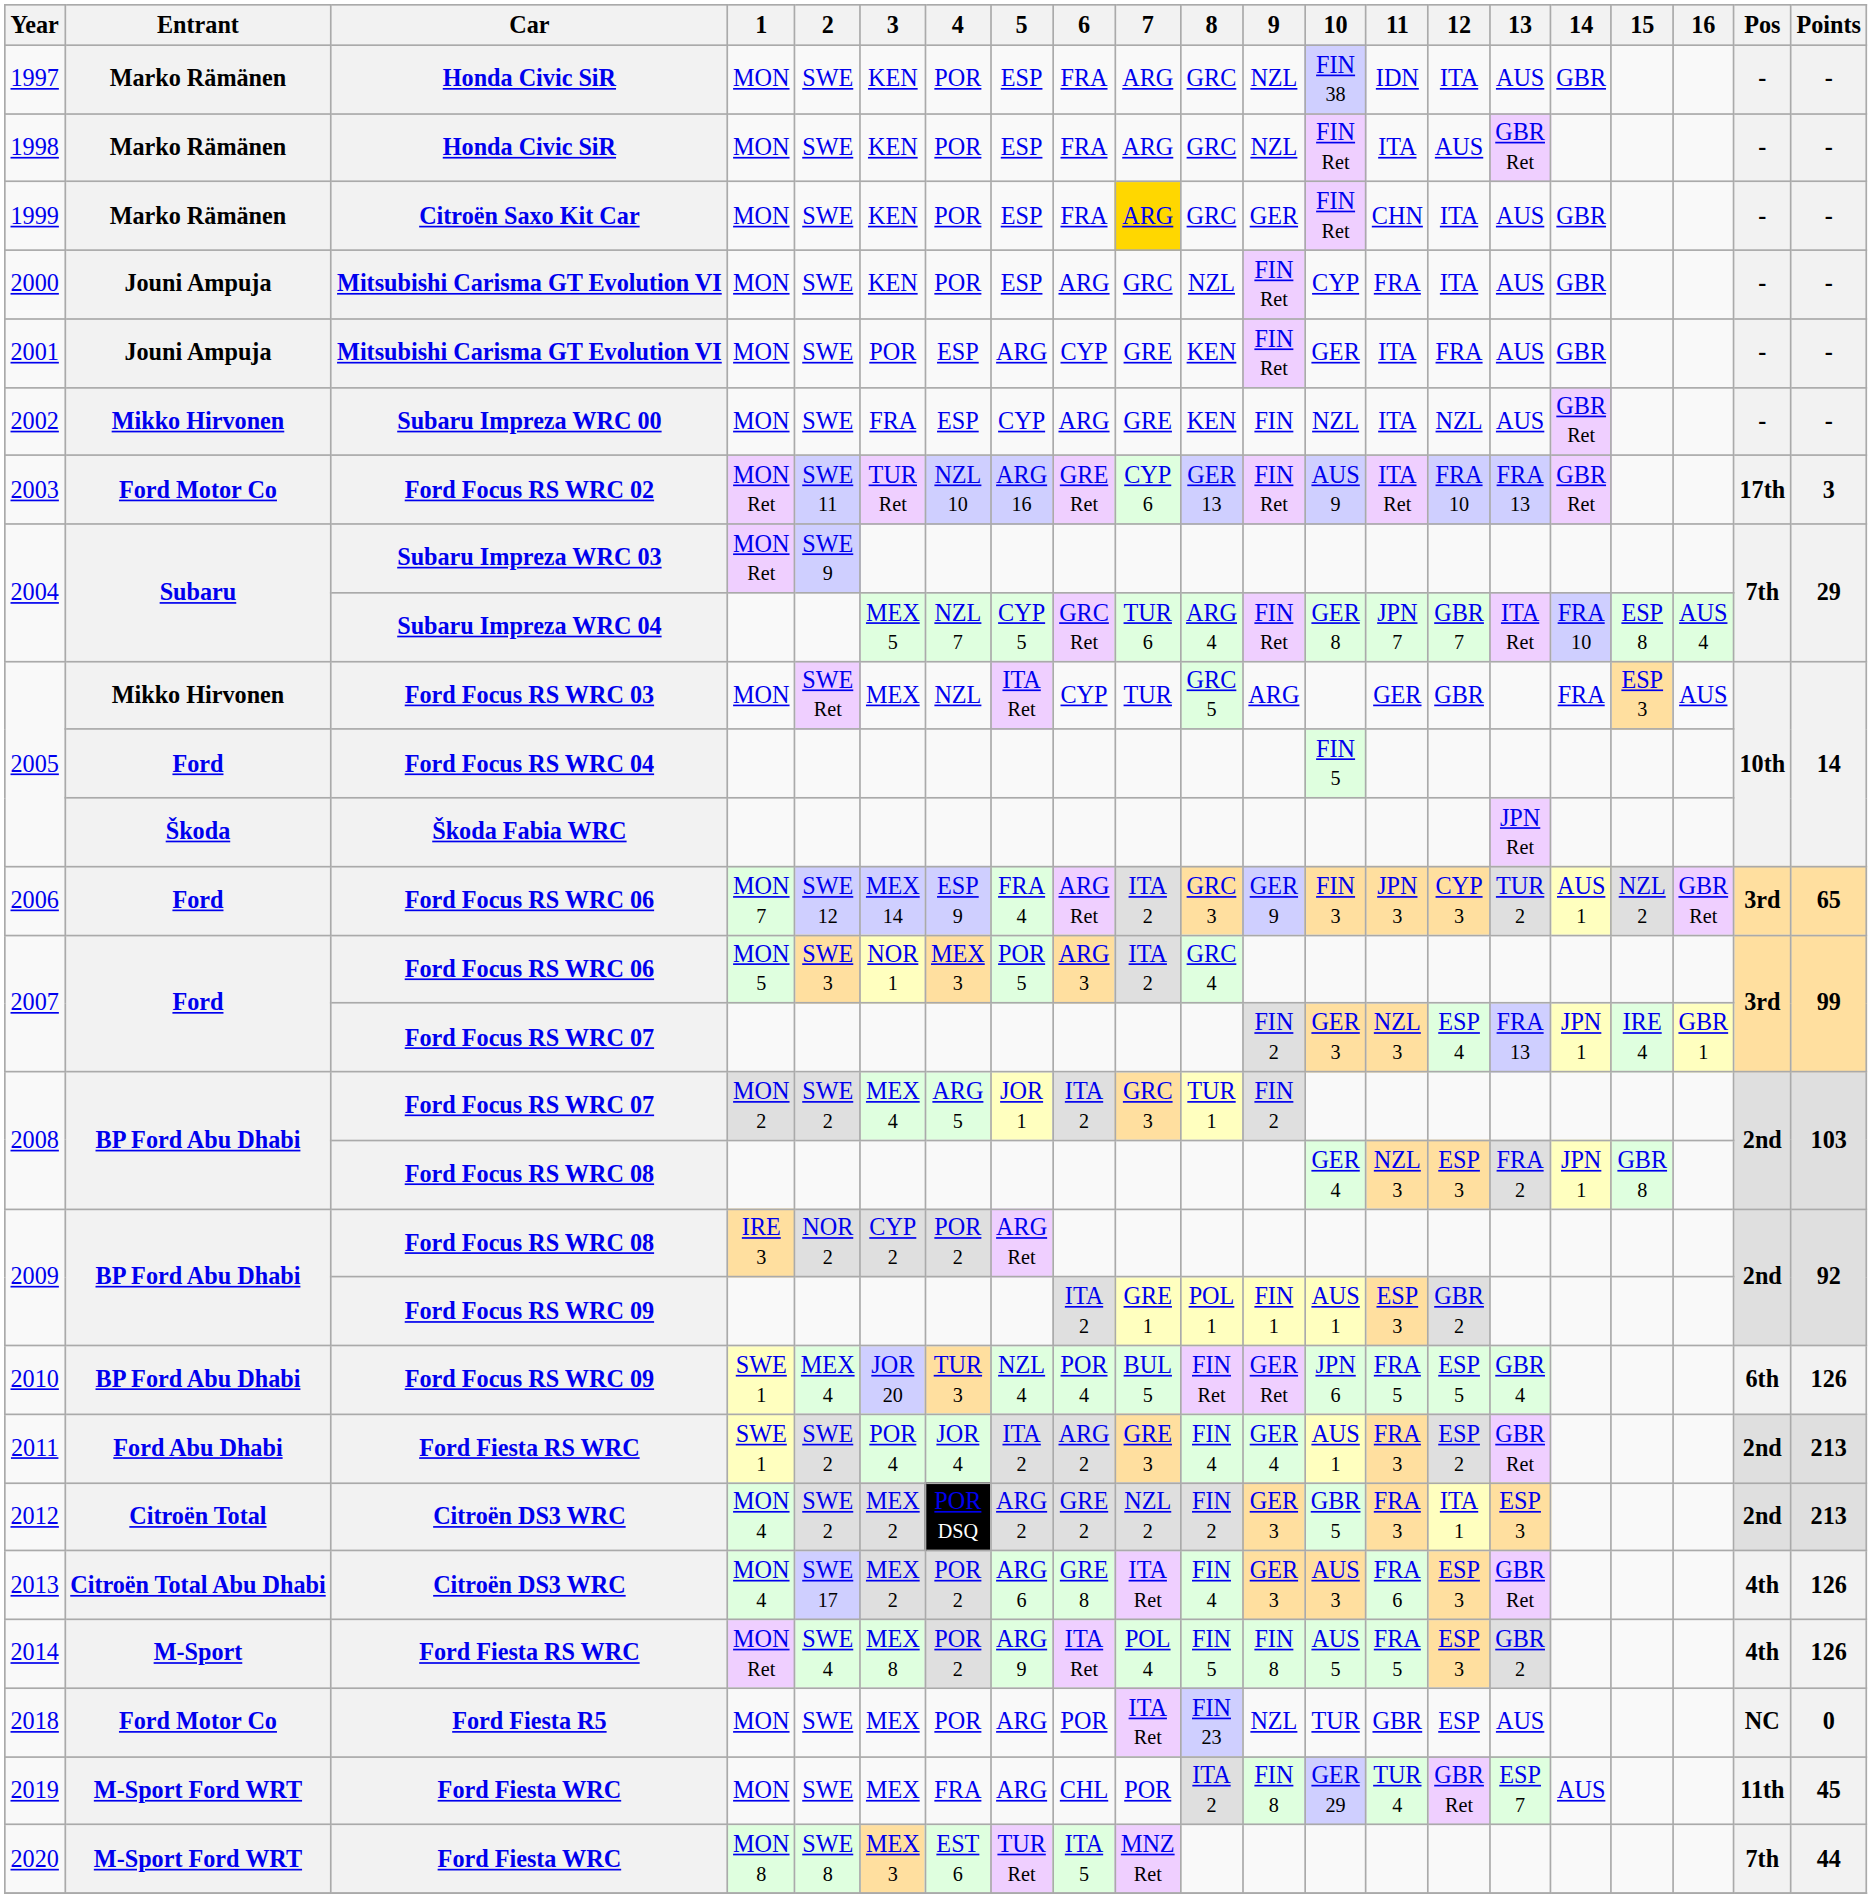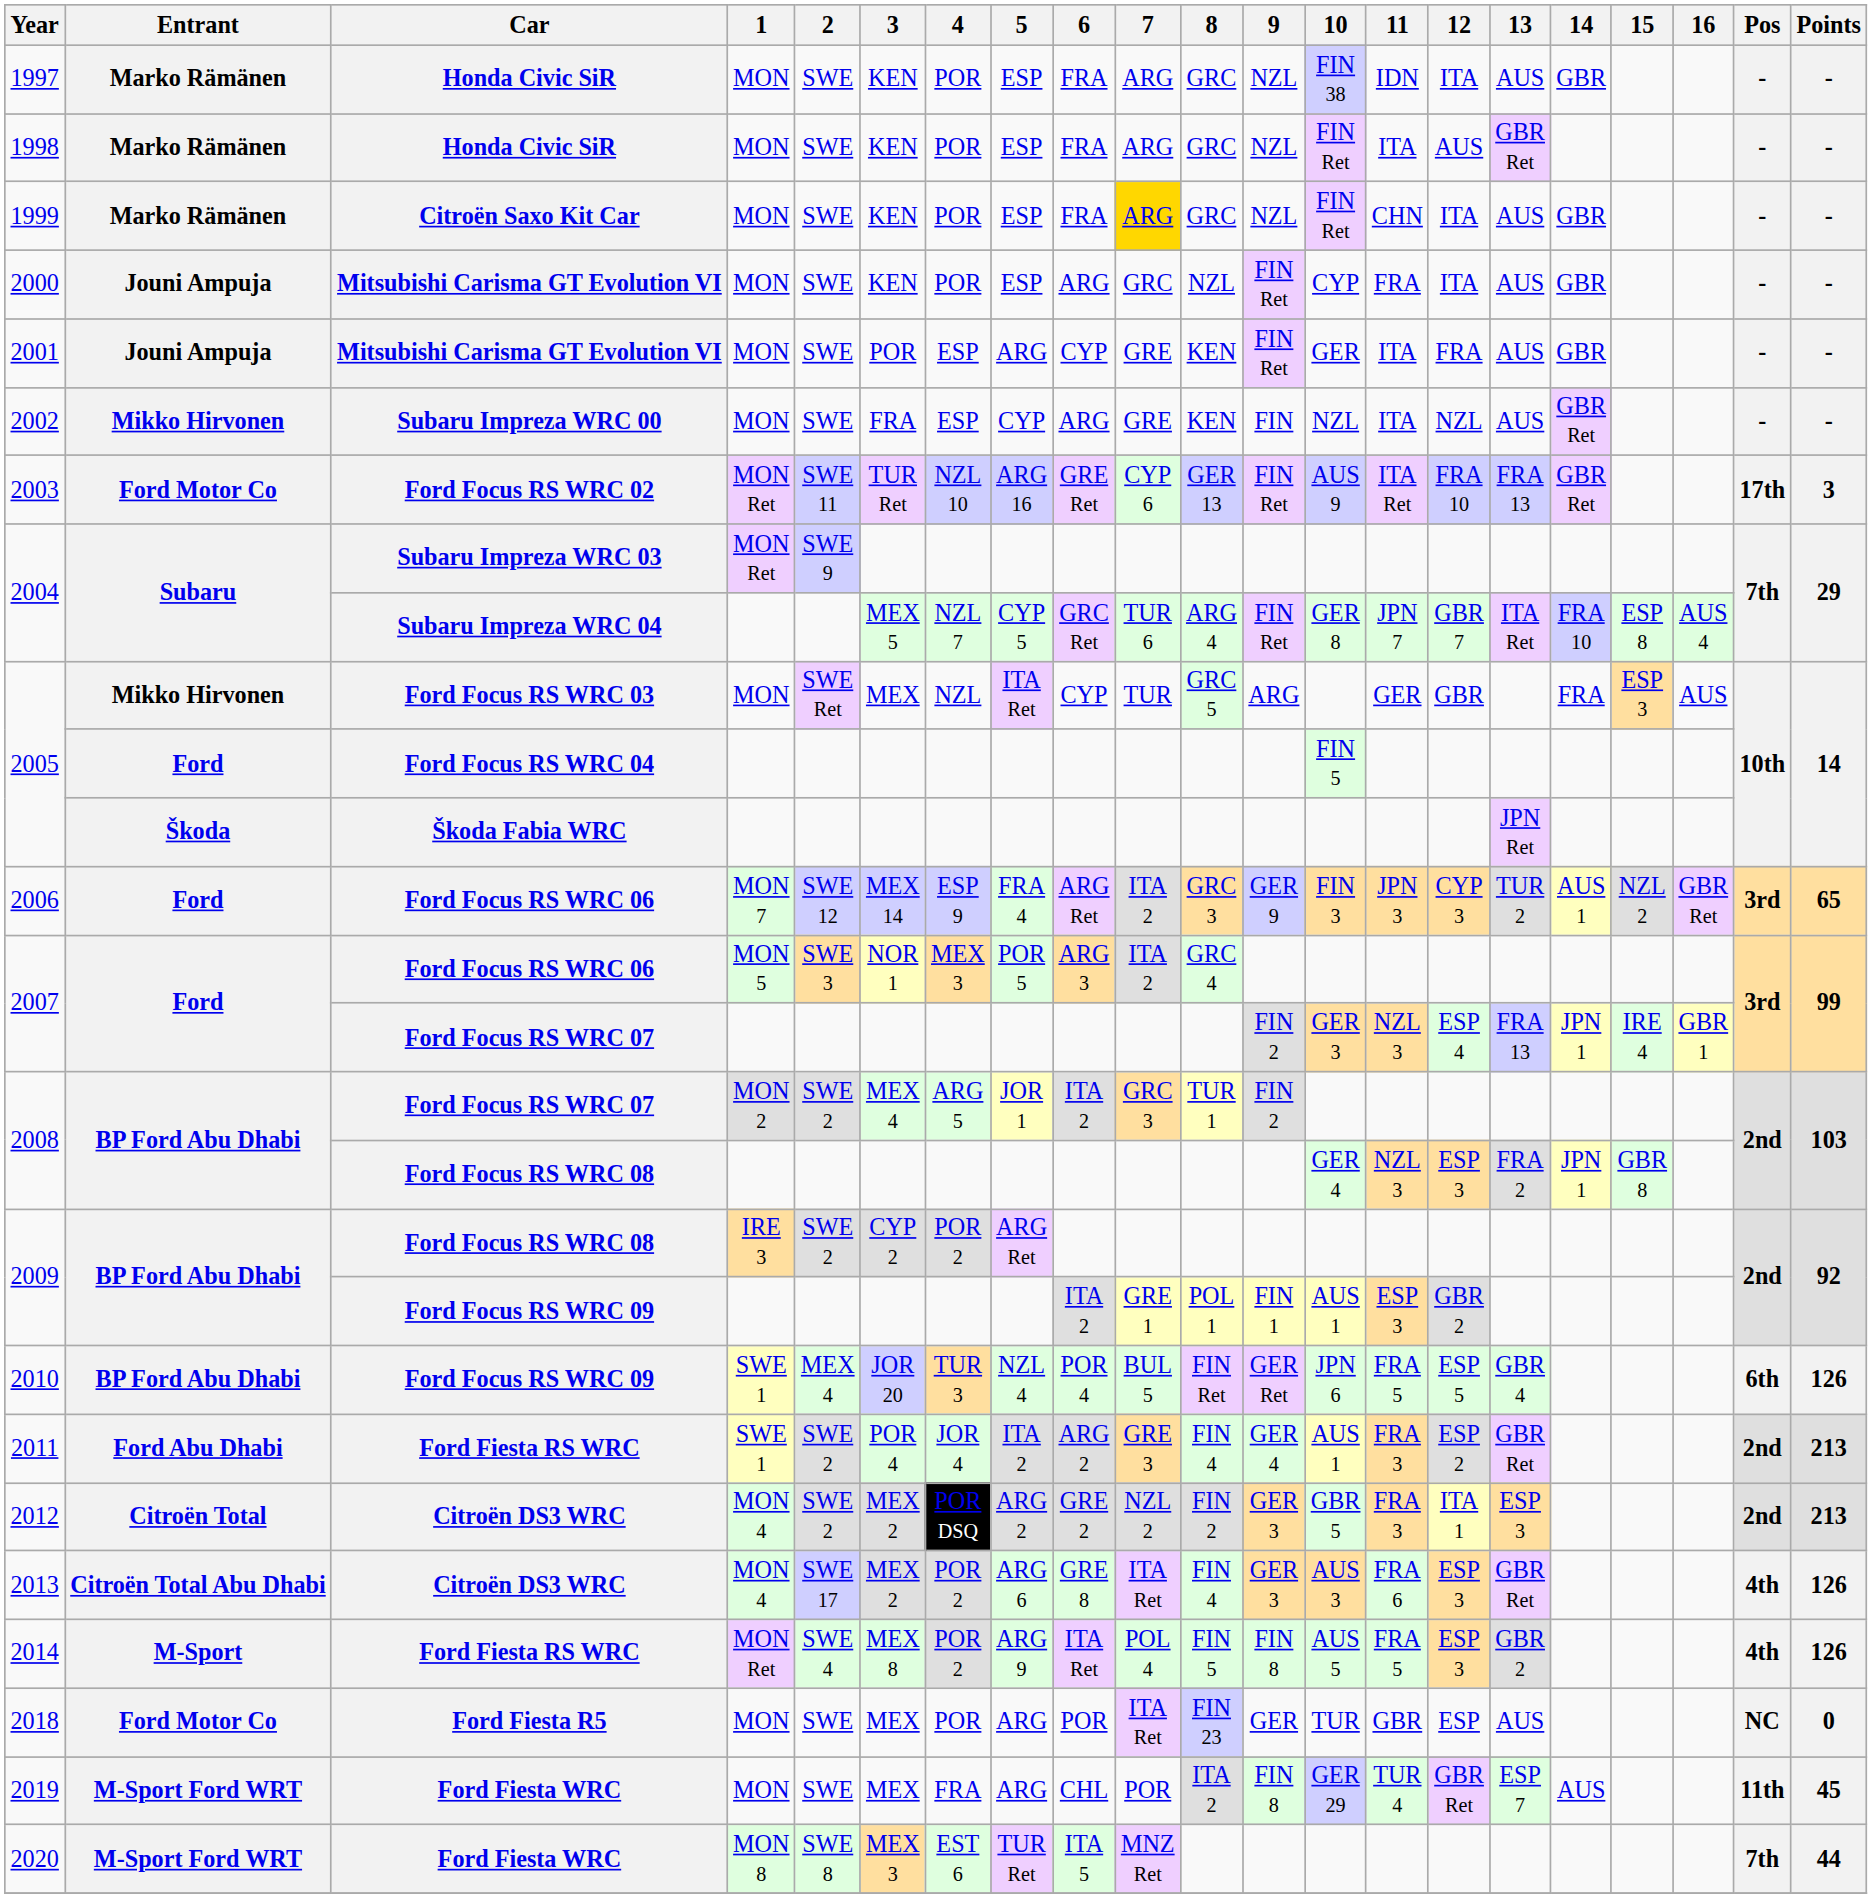(1274, 215) GER -> (1274, 215) NZL
(828, 1242) NOR 2 -> (828, 1242) SWE 2
(1274, 1722) NZL -> (1274, 1722) GER
